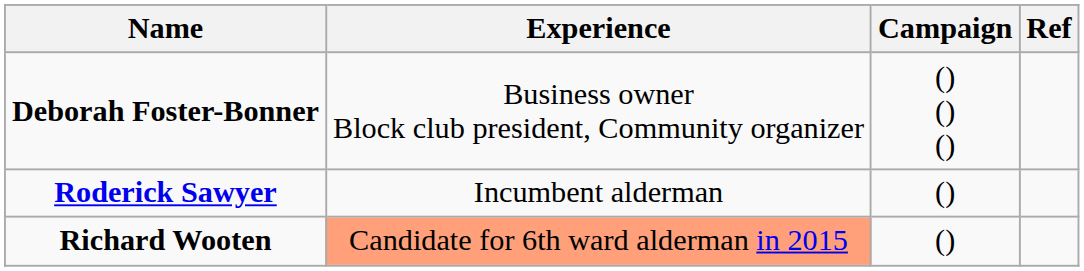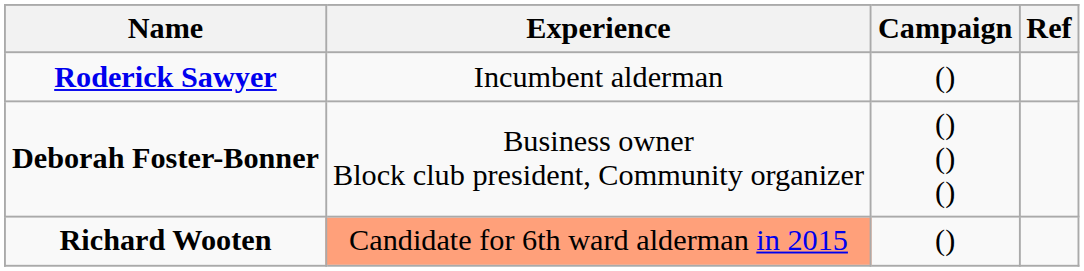rows swapped: (165, 192) <-> (165, 110)
